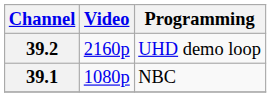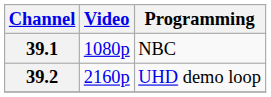rows swapped: (42, 77) <-> (42, 48)
